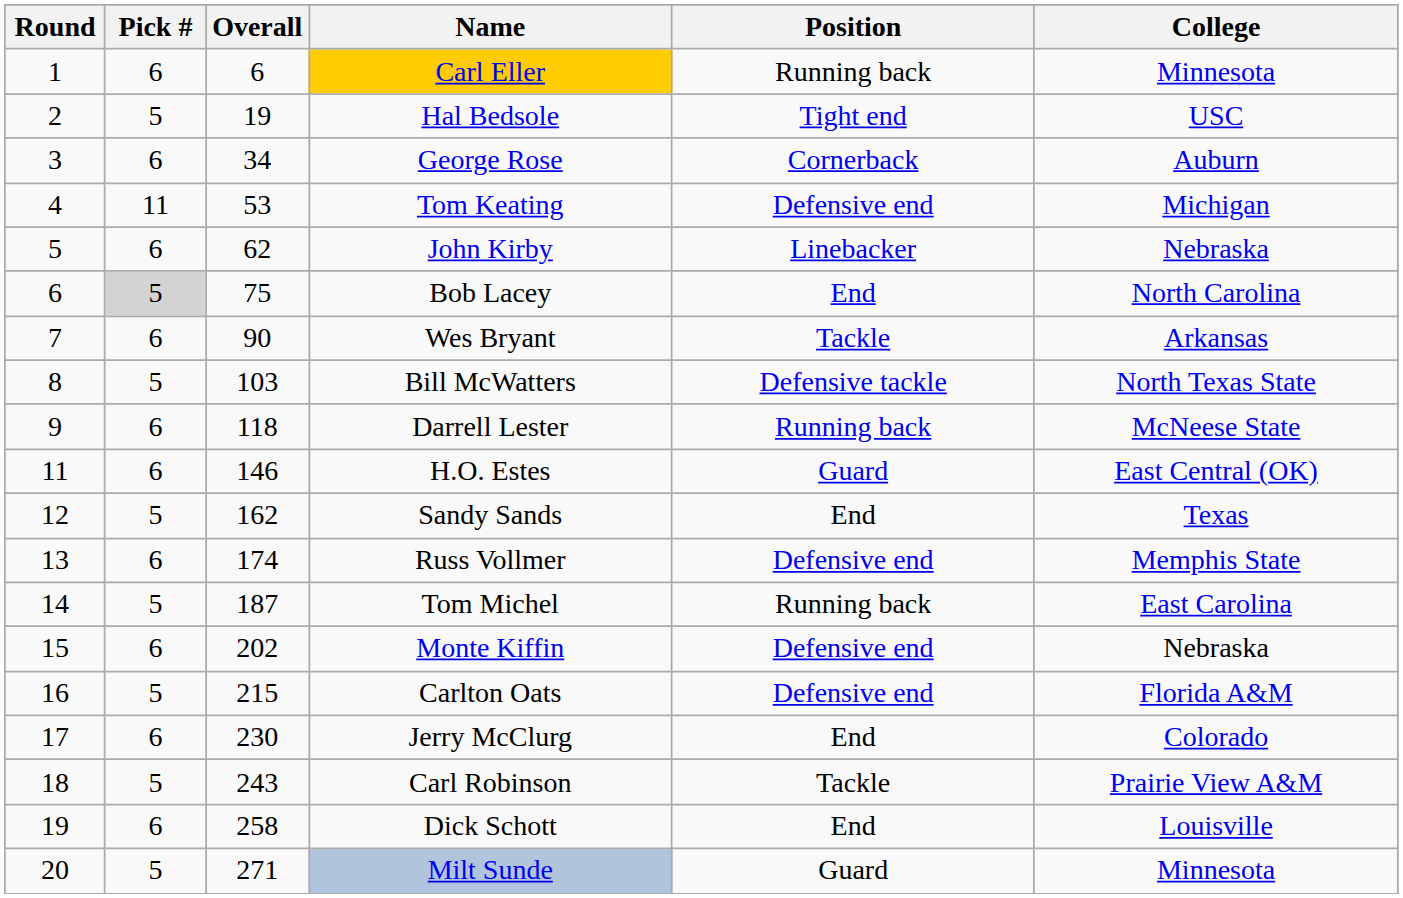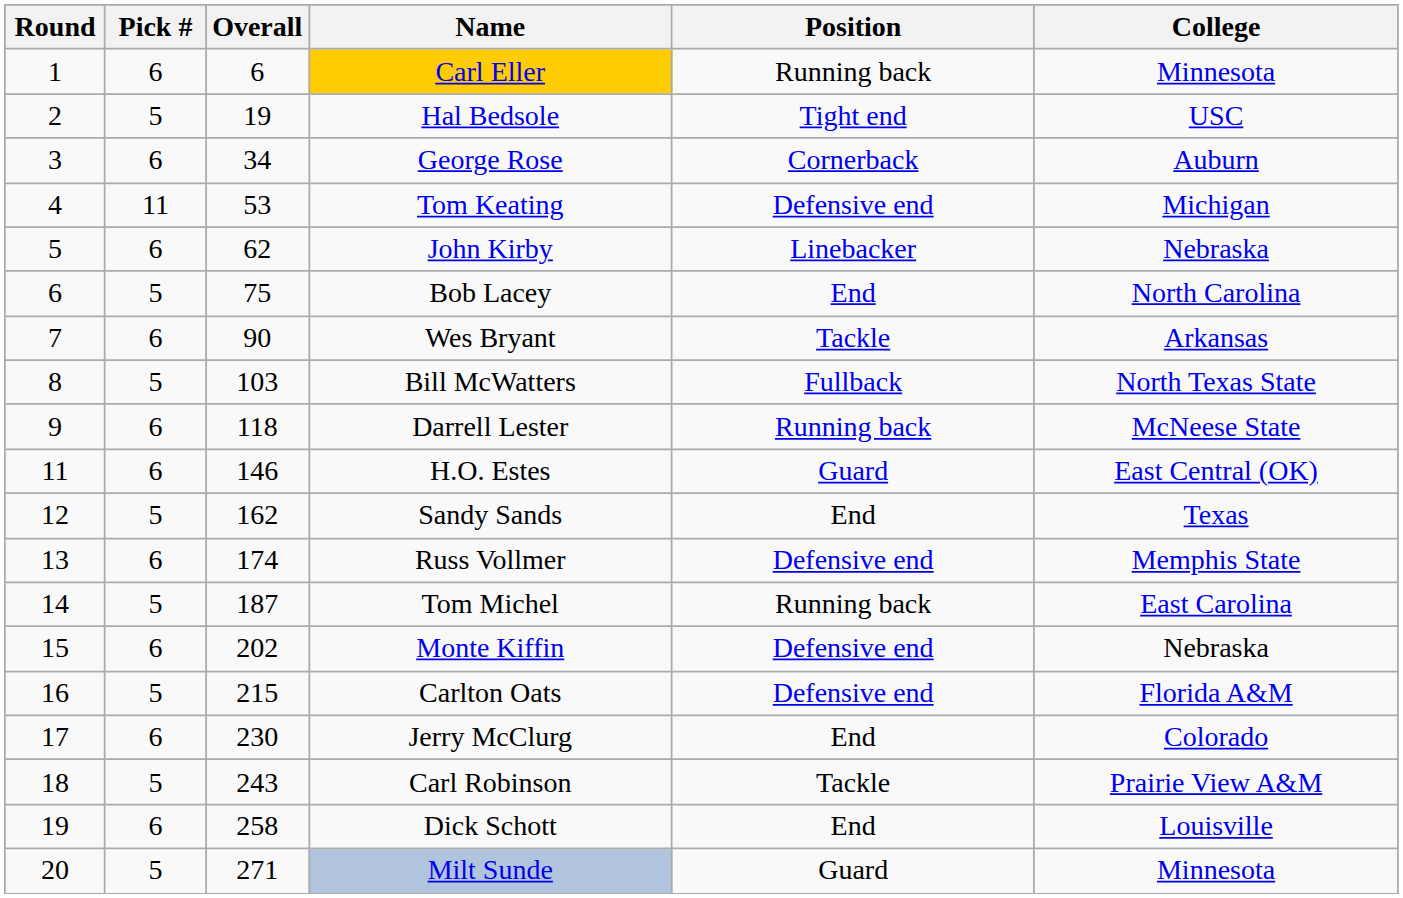(155, 293) lightgrey background -> (155, 293) no background
(853, 381) Defensive tackle -> (853, 381) Fullback
